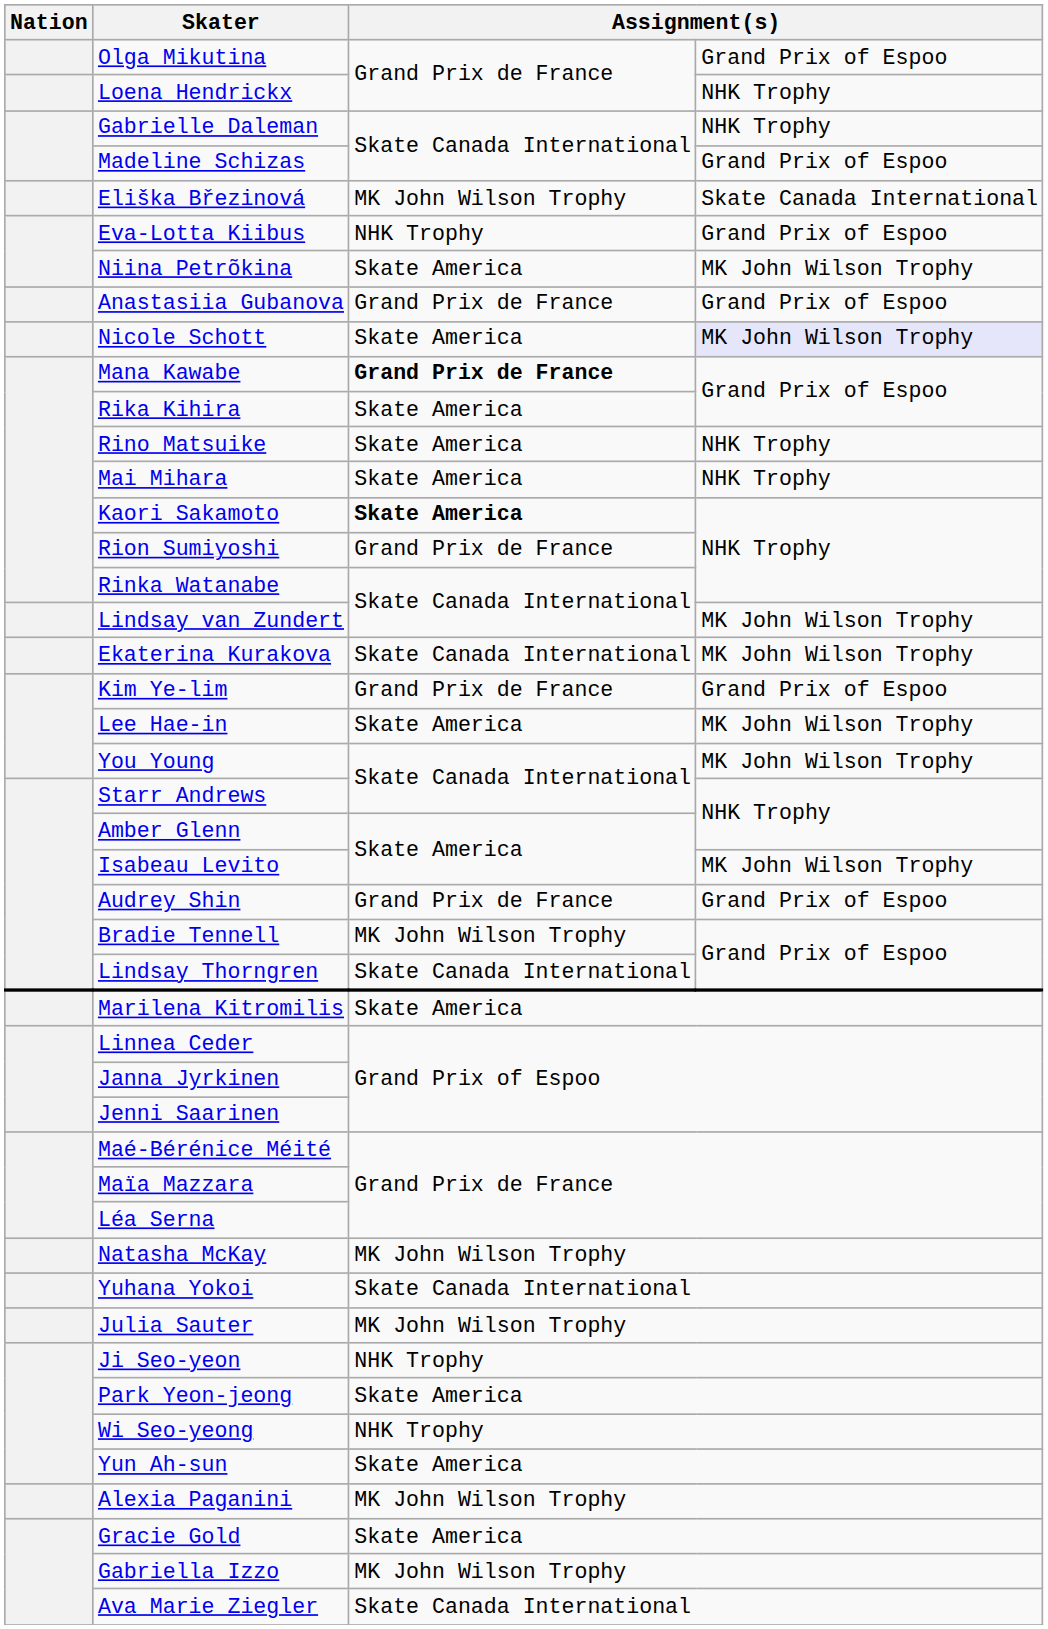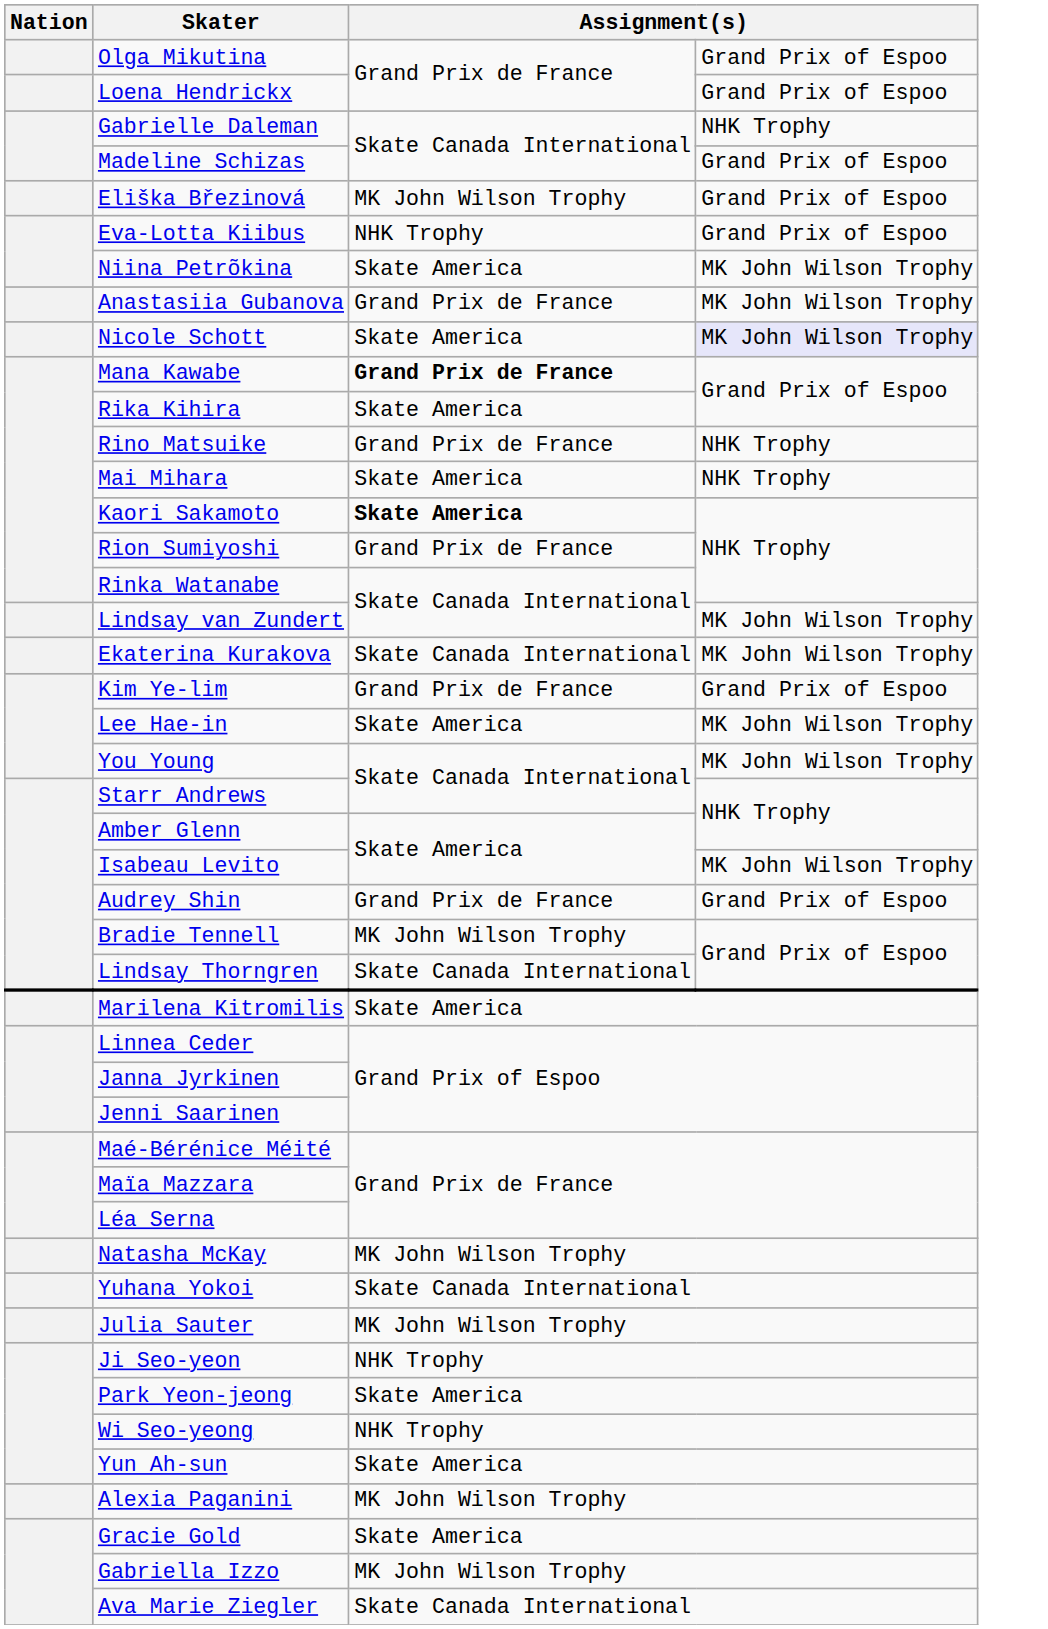(766, 93) NHK Trophy -> (824, 93) Grand Prix of Espoo
(870, 198) Skate Canada International -> (824, 198) Grand Prix of Espoo
(824, 304) Grand Prix of Espoo -> (837, 304) MK John Wilson Trophy
(438, 444) Skate America -> (484, 444) Grand Prix de France
